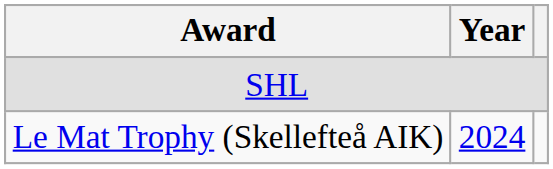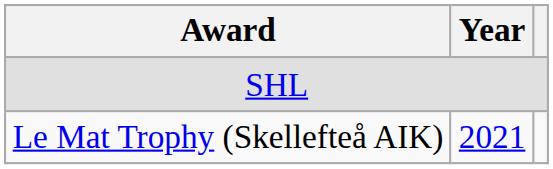(492, 136) 2024 -> (492, 136) 2021
